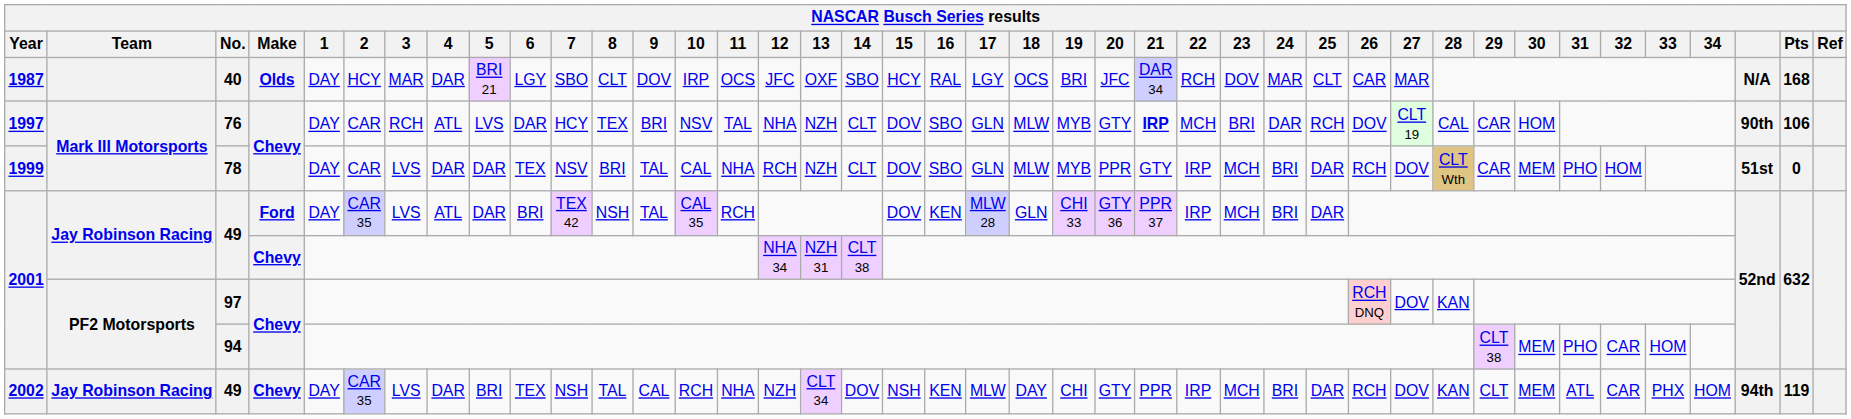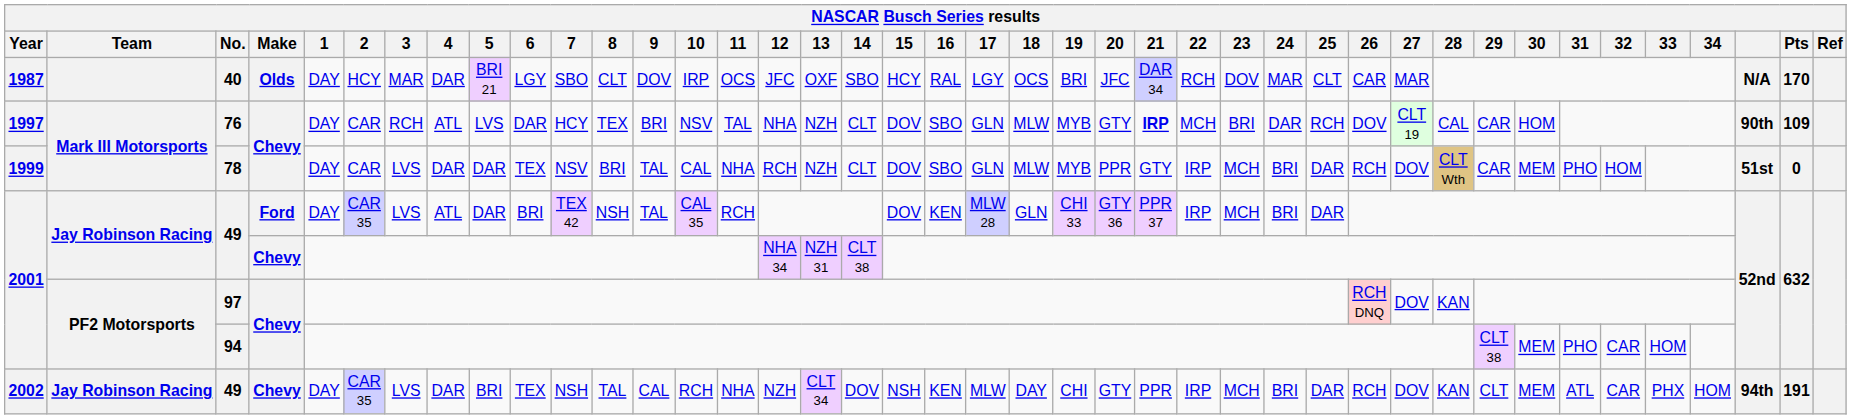(1796, 79) 168 -> (1796, 79) 170
(1796, 124) 106 -> (1796, 124) 109
(1796, 391) 119 -> (1796, 391) 191
